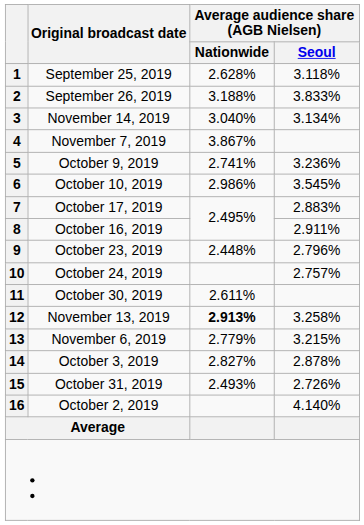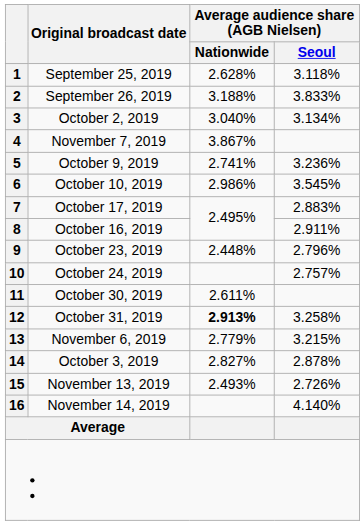(109, 119) November 14, 2019 -> (109, 119) October 2, 2019
(109, 317) November 13, 2019 -> (109, 317) October 31, 2019
(109, 383) October 31, 2019 -> (109, 383) November 13, 2019
(109, 406) October 2, 2019 -> (109, 406) November 14, 2019
